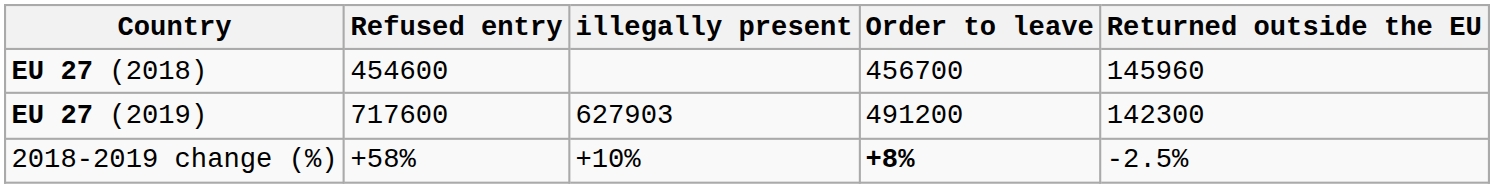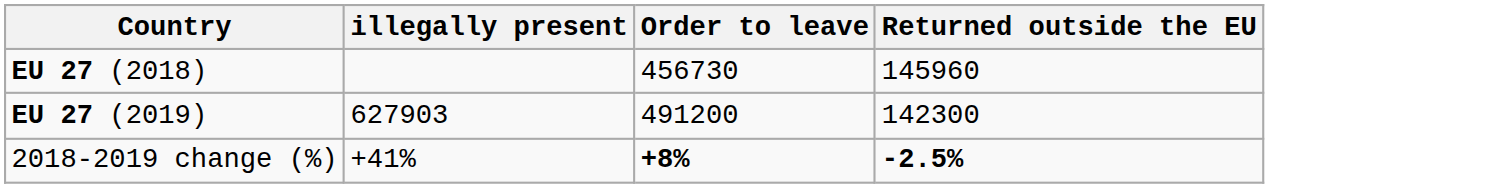- column: (457, 27)
(914, 71) 456700 -> (690, 71) 456730
(608, 160) +10% -> (383, 160) +41%
(1148, 160) normal -> (923, 160) bold
